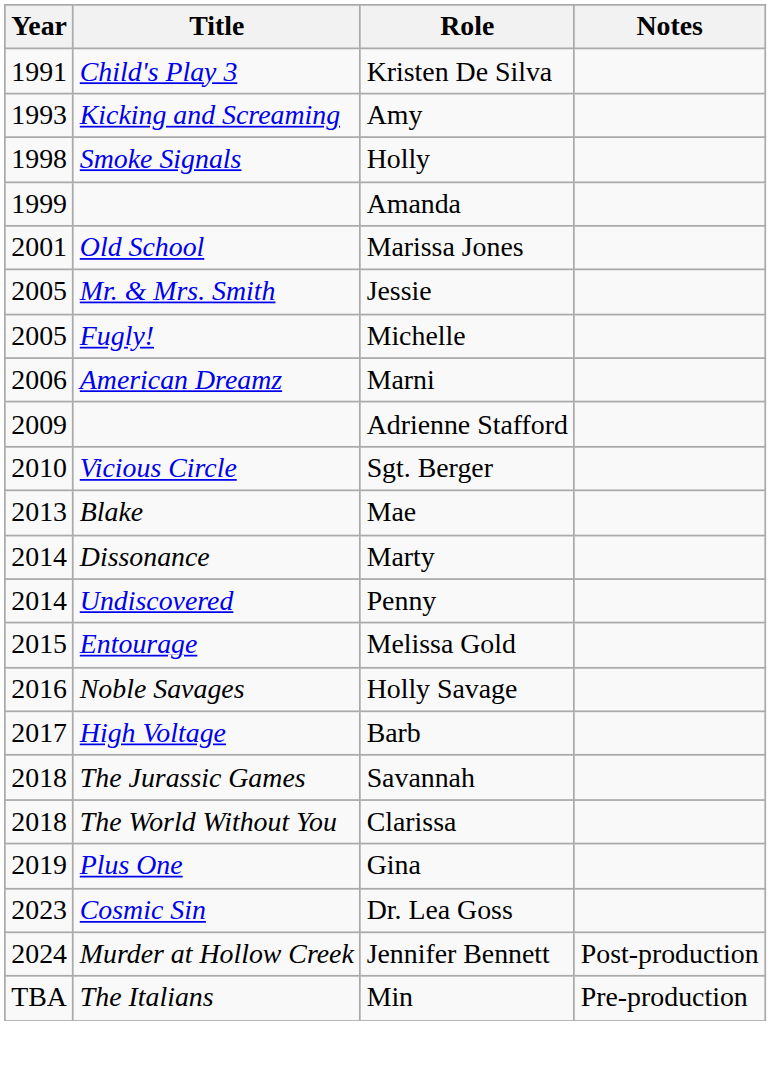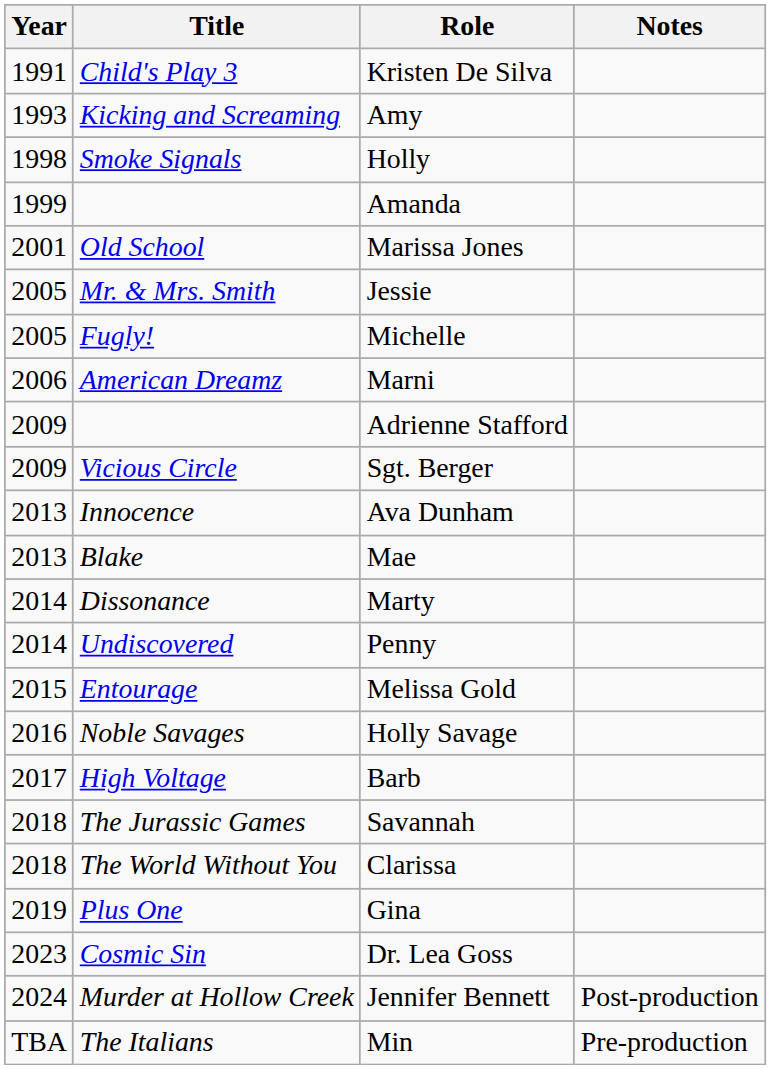(39, 468) 2010 -> (39, 468) 2009
+ row: (440, 512)
